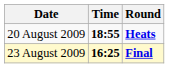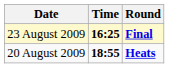rows swapped: (46, 33) <-> (46, 53)
